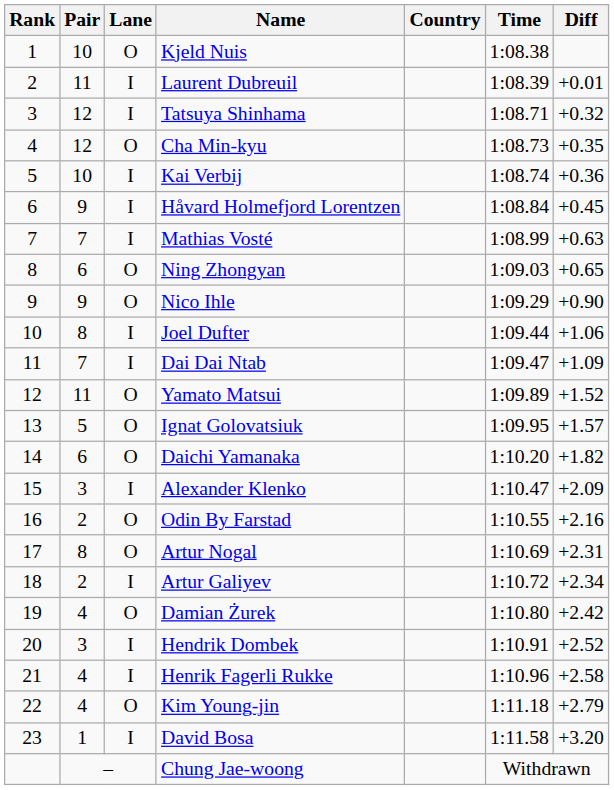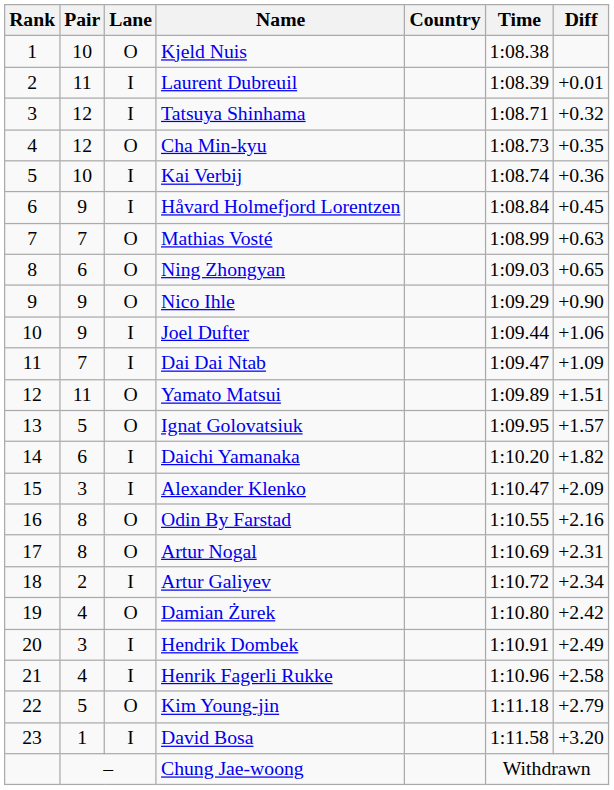(131, 238) I -> (131, 238) O
(82, 332) 8 -> (82, 332) 9
(581, 394) +1.52 -> (581, 394) +1.51
(131, 457) O -> (131, 457) I
(82, 519) 2 -> (82, 519) 8
(581, 644) +2.52 -> (581, 644) +2.49
(82, 706) 4 -> (82, 706) 5
